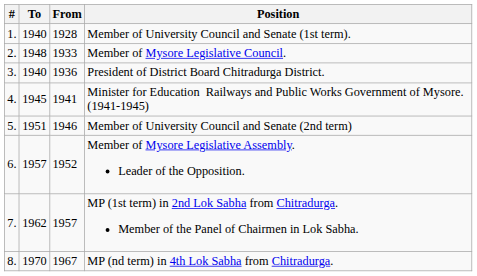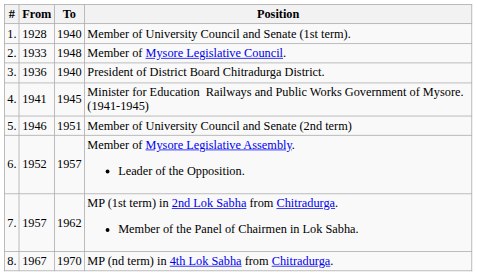columns swapped: (67, 14) <-> (34, 14)
